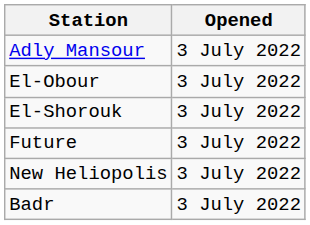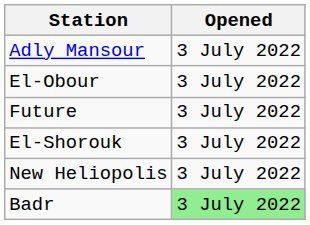rows swapped: (43, 143) <-> (66, 112)
(239, 204) no background -> (239, 204) lightgreen background
